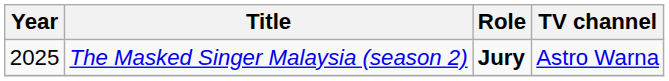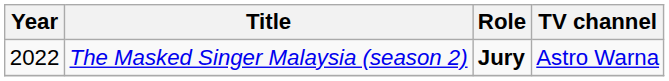(35, 57) 2025 -> (35, 57) 2022
